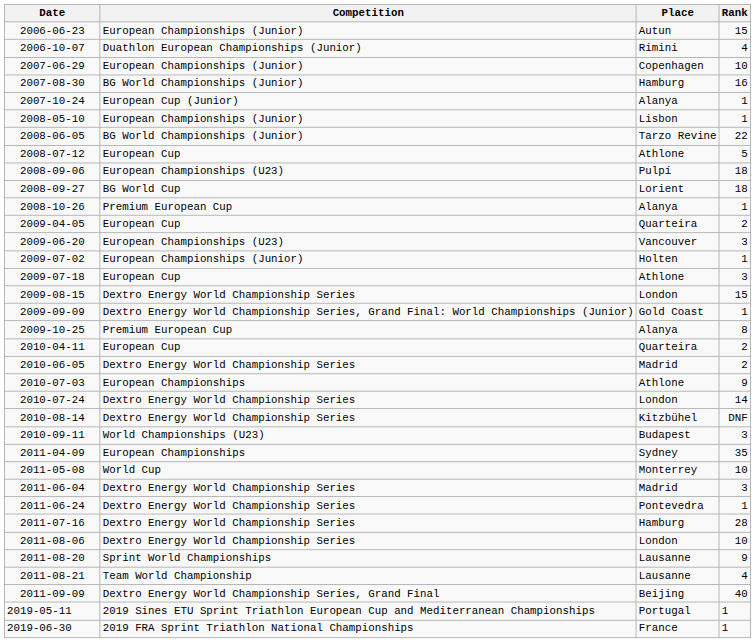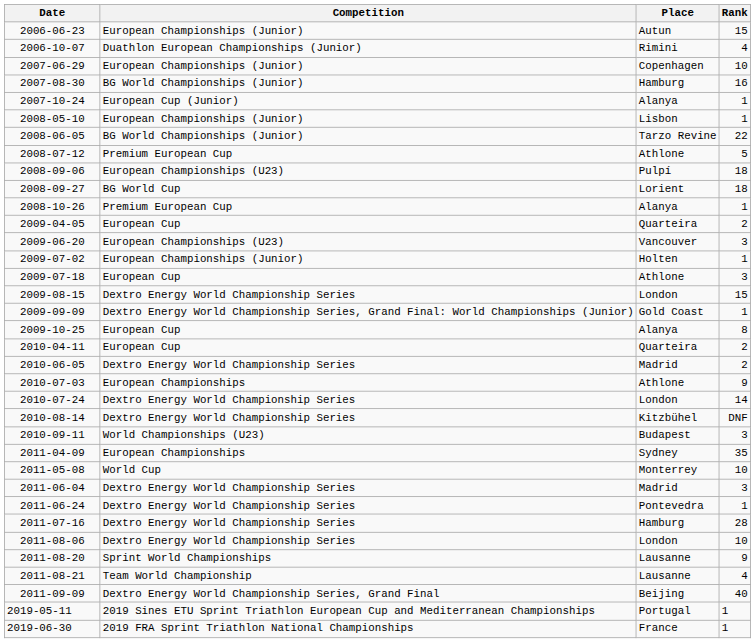(142, 154) European Cup -> (168, 154) Premium European Cup
(168, 330) Premium European Cup -> (142, 330) European Cup
